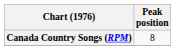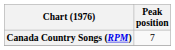(152, 38) 8 -> (152, 38) 7
